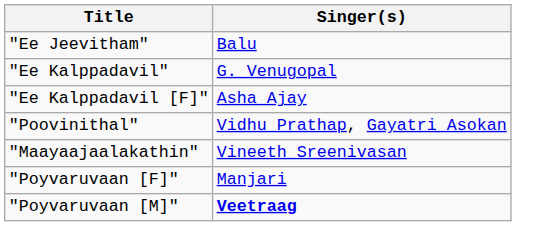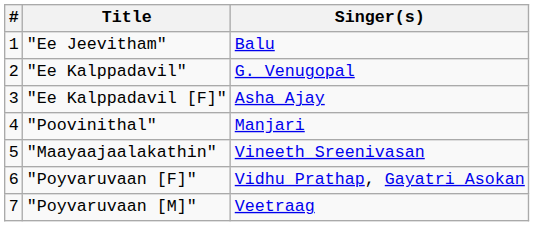+ column: (14, 18)
(362, 126) Vidhu Prathap, Gayatri Asokan -> (270, 126) Manjari
(252, 180) Manjari -> (380, 180) Vidhu Prathap, Gayatri Asokan
(257, 207) bold -> (275, 207) normal
